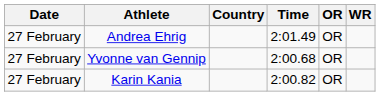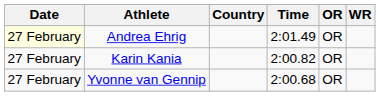(44, 36) no background -> (44, 36) lightyellow background
rows swapped: (147, 79) <-> (147, 58)
